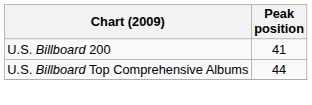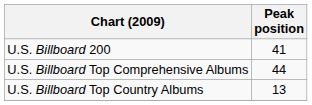+ row: (105, 89)
